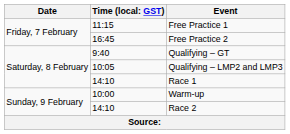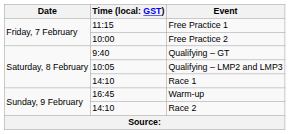(103, 39) 16:45 -> (103, 39) 10:00
(103, 95) 10:00 -> (103, 95) 16:45
